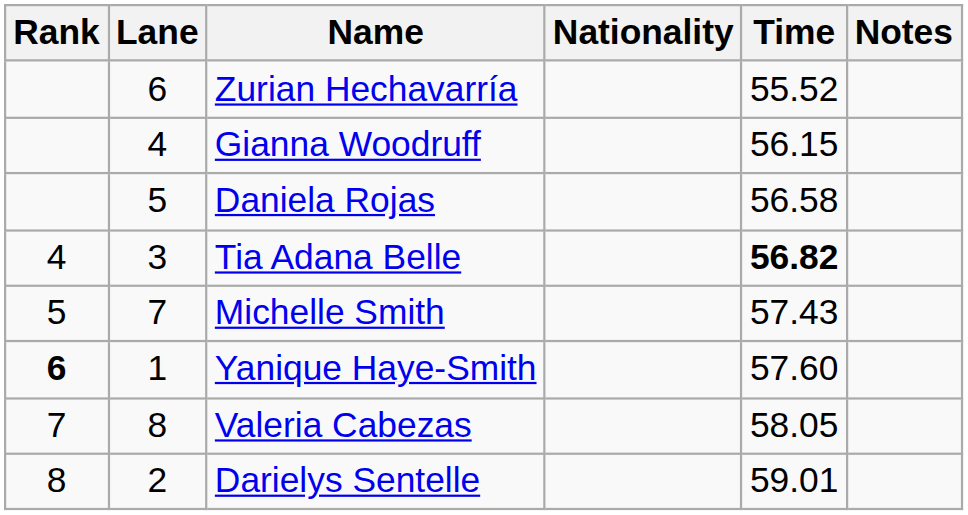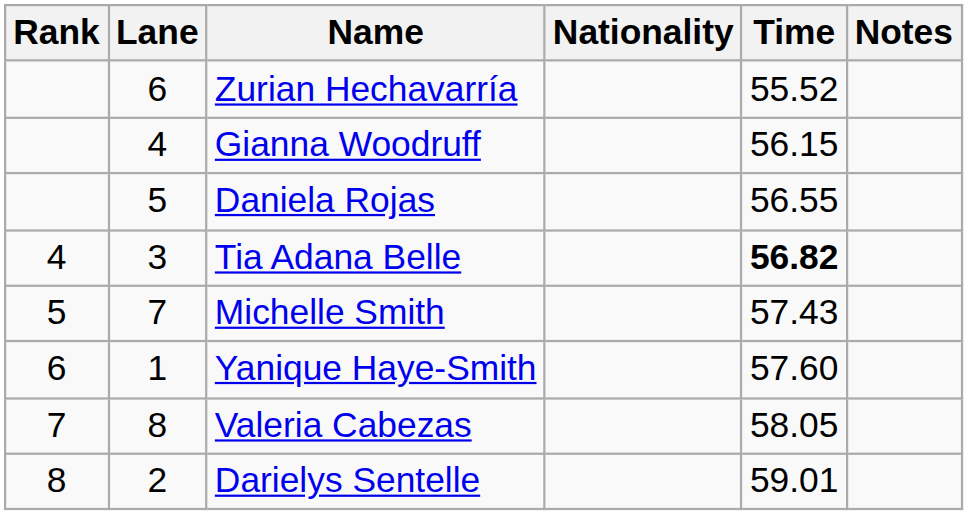(794, 200) 56.58 -> (794, 200) 56.55
(56, 369) bold -> (56, 369) normal
